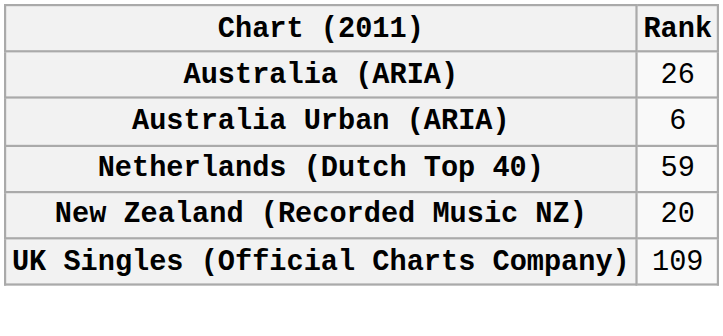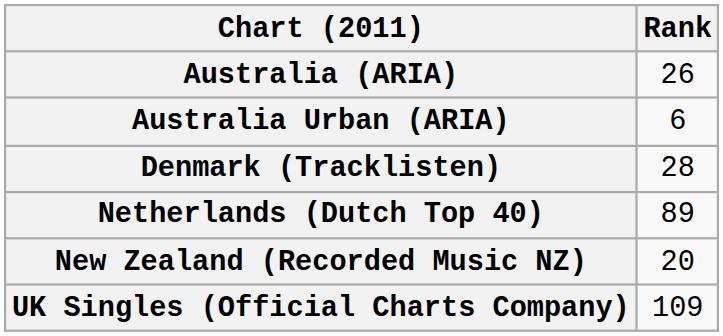+ row: (321, 168)
(678, 168) 59 -> (678, 215) 89
